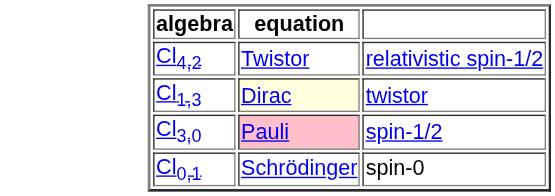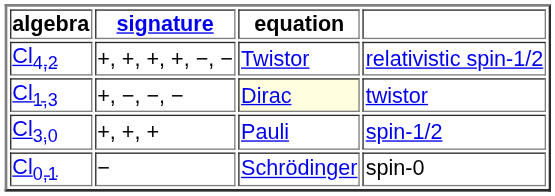+ column: (165, 24)
(265, 132) pink background -> (265, 132) no background
